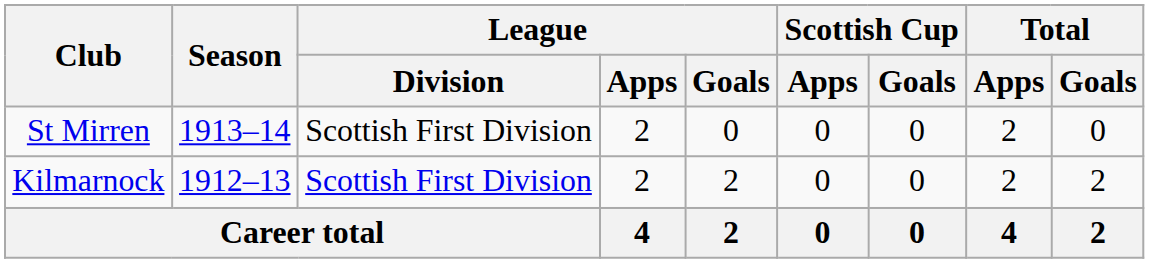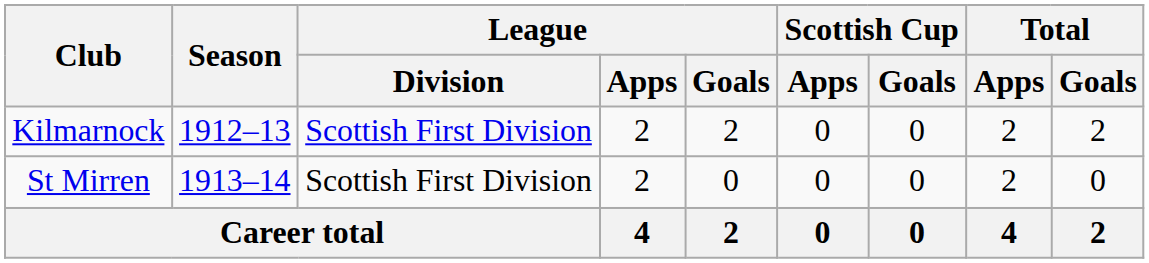rows swapped: (88, 181) <-> (88, 130)
